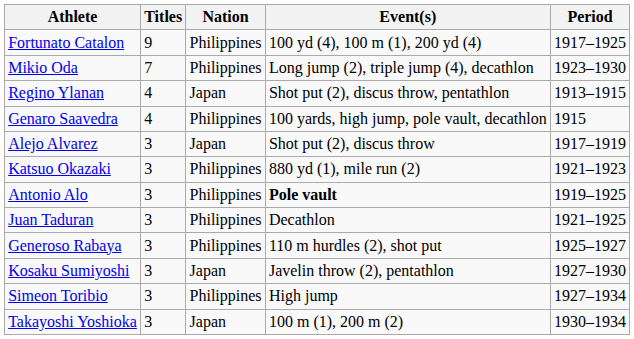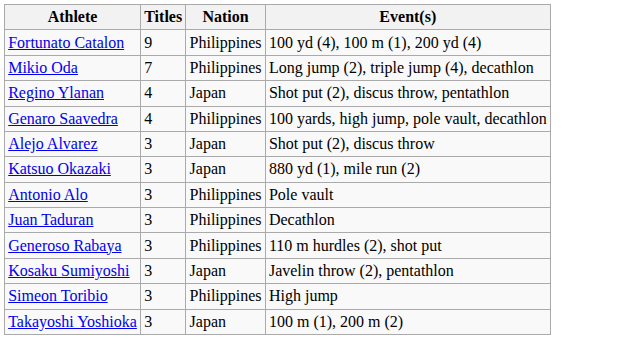- column: (590, 17)
(226, 169) Philippines -> (208, 169) Japan
(303, 194) bold -> (301, 194) normal
